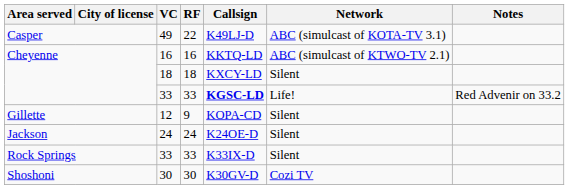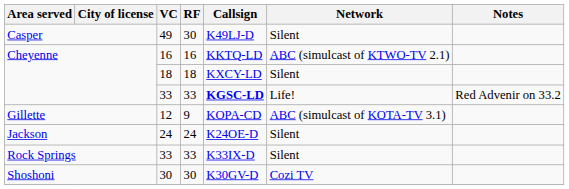(190, 34) 22 -> (190, 34) 30
(358, 34) ABC (simulcast of KOTA-TV 3.1) -> (284, 34) Silent
(284, 114) Silent -> (358, 114) ABC (simulcast of KOTA-TV 3.1)
